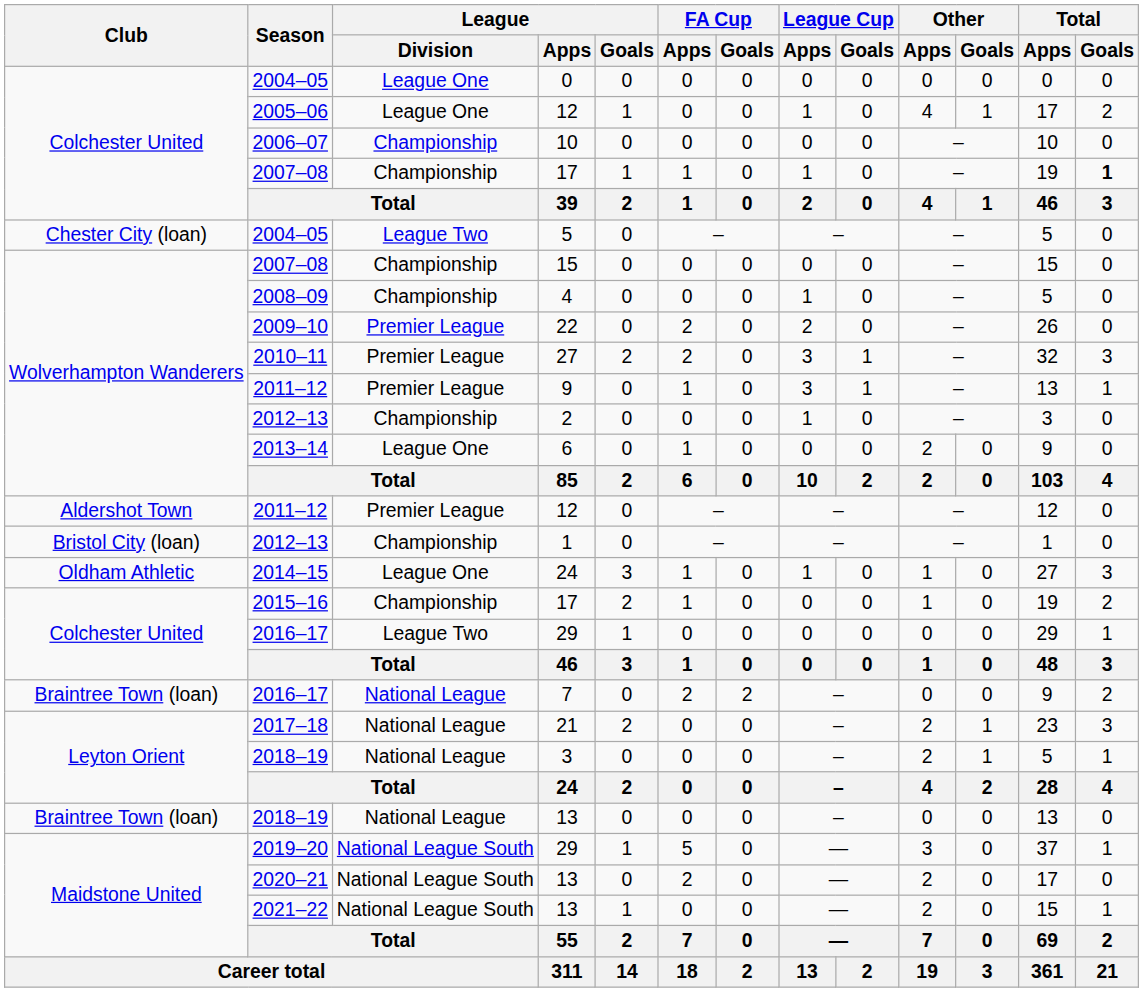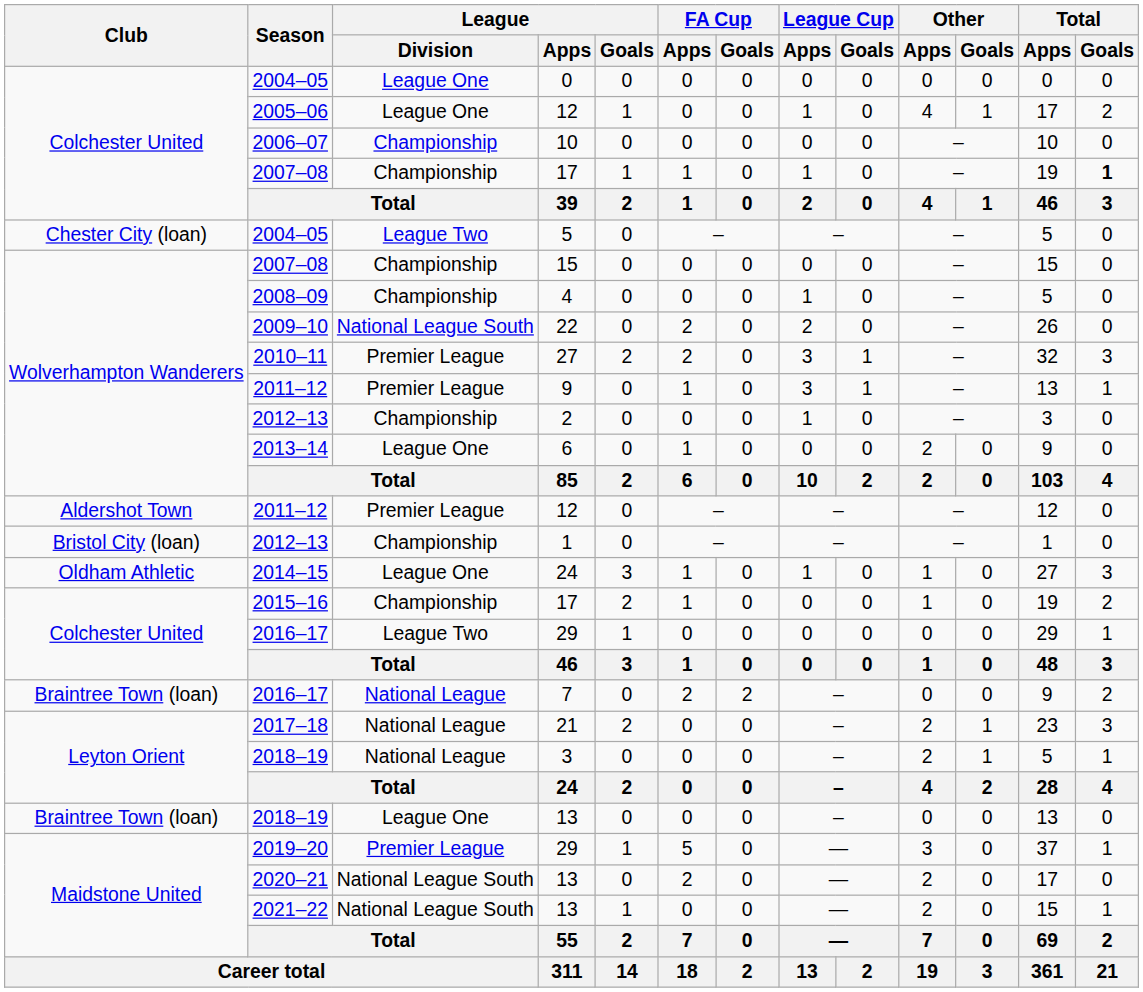(435, 326) Premier League -> (435, 326) National League South
(435, 818) National League -> (435, 818) League One
(435, 848) National League South -> (435, 848) Premier League
